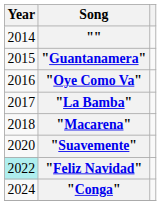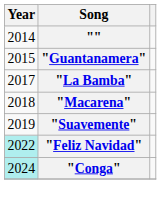- row: (94, 80)
(21, 146) 2020 -> (21, 124) 2019
(21, 189) no background -> (21, 168) paleturquoise background
